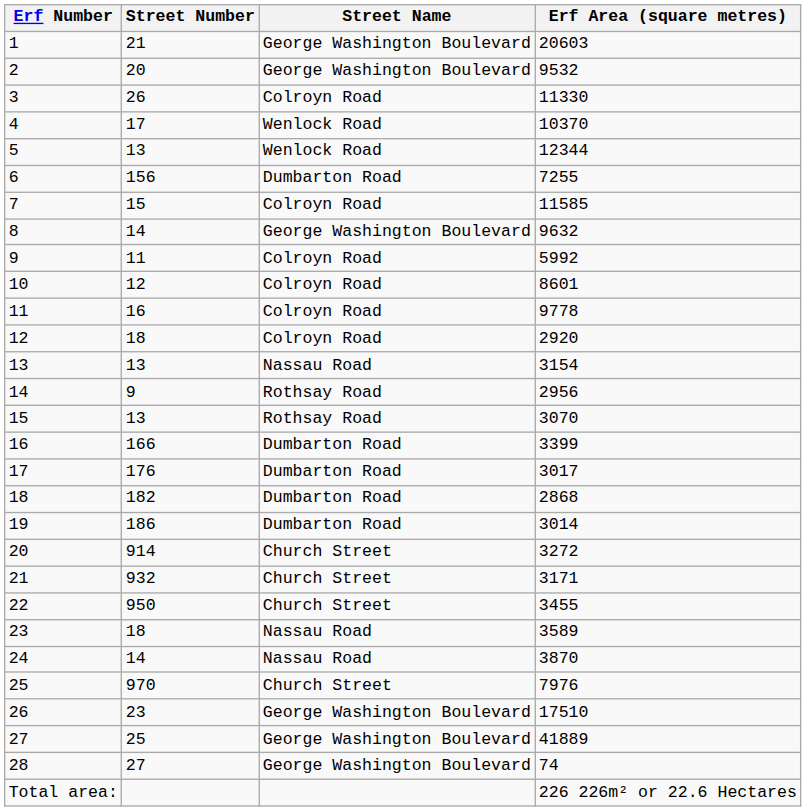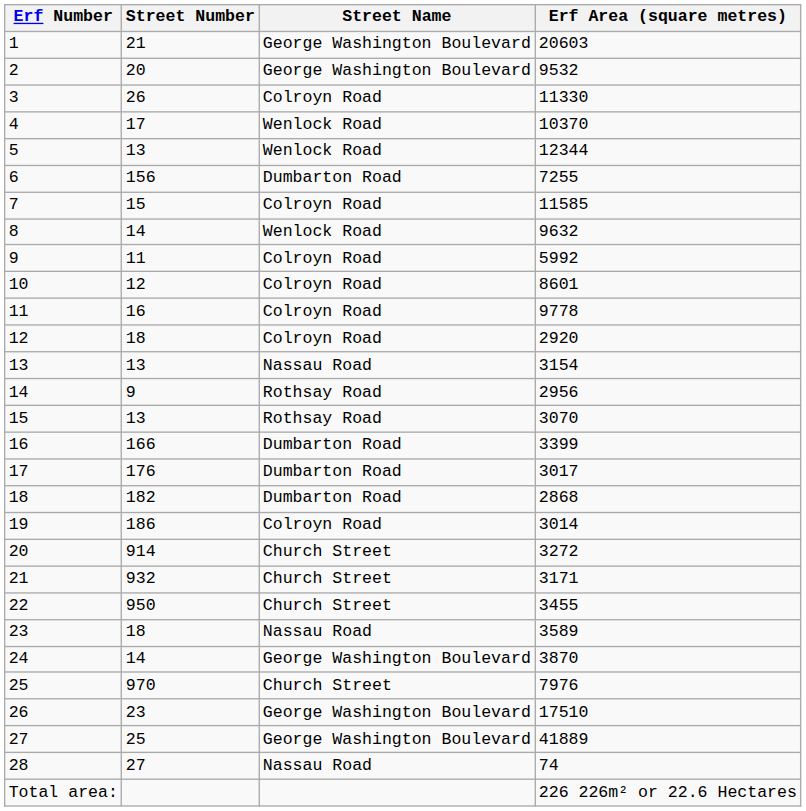(397, 232) George Washington Boulevard -> (322, 232) Wenlock Road
(332, 526) Dumbarton Road -> (322, 526) Colroyn Road
(317, 660) Nassau Road -> (397, 660) George Washington Boulevard
(397, 766) George Washington Boulevard -> (317, 766) Nassau Road
